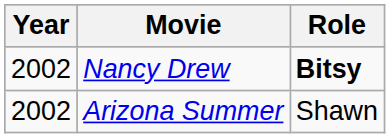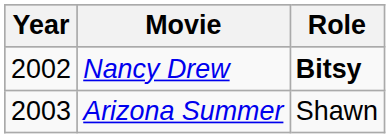(41, 111) 2002 -> (41, 111) 2003
